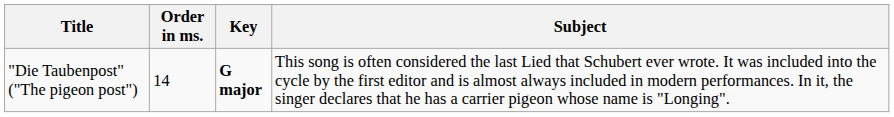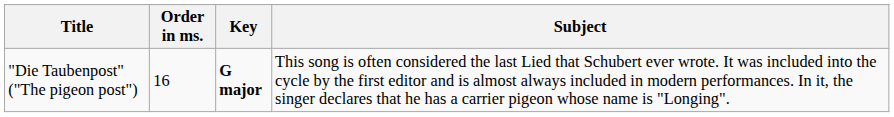(161, 80) 14 -> (161, 80) 16
